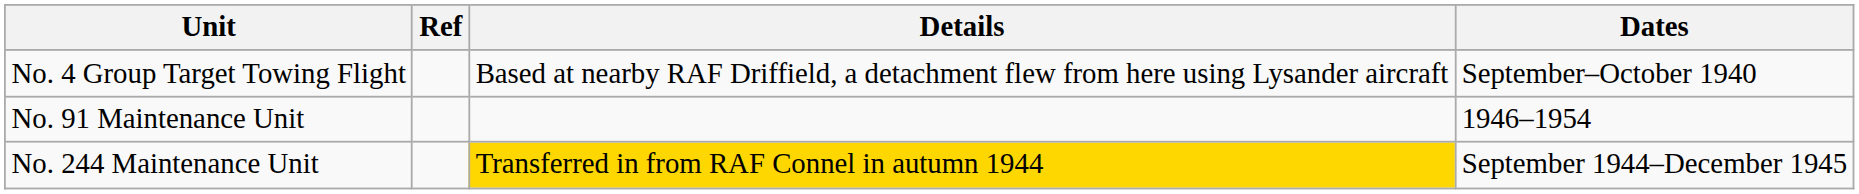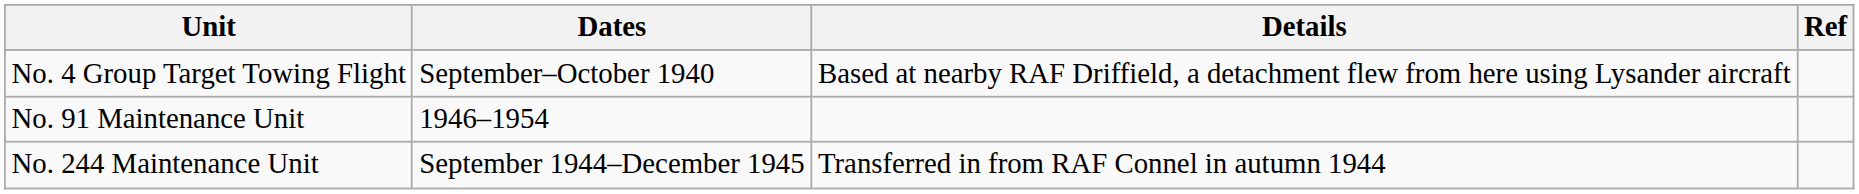columns swapped: (1654, 27) <-> (441, 27)
(759, 164) gold background -> (1102, 164) no background
